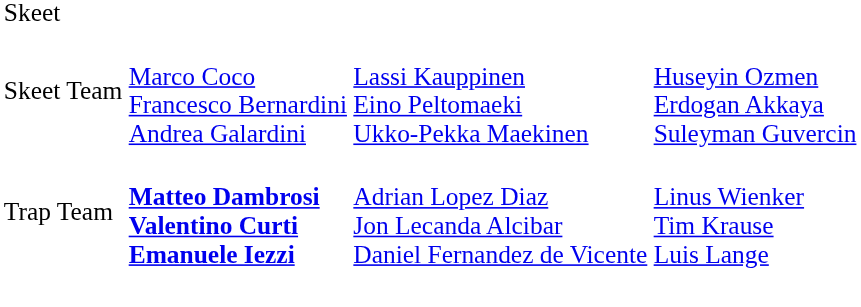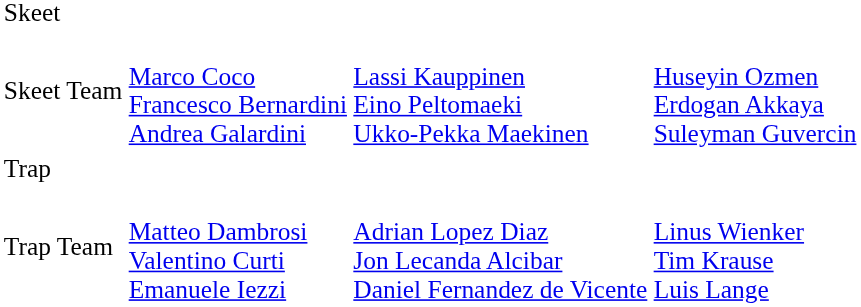+ row: (27, 168)
(224, 225) bold -> (218, 260) normal
